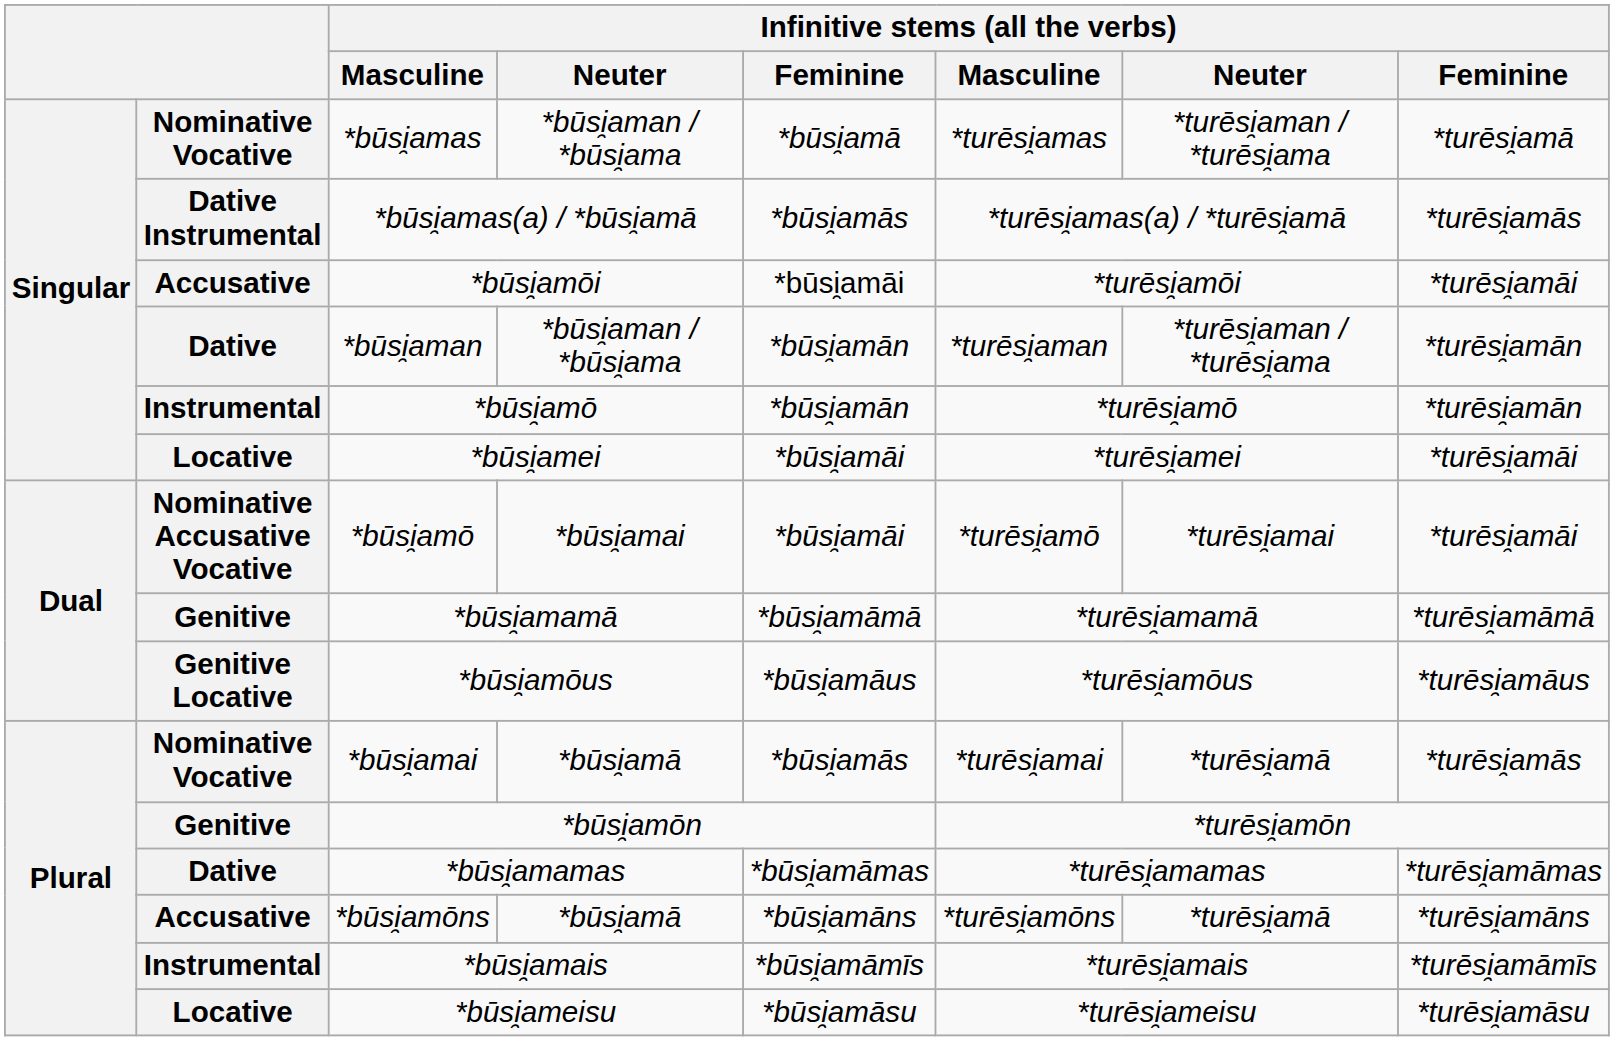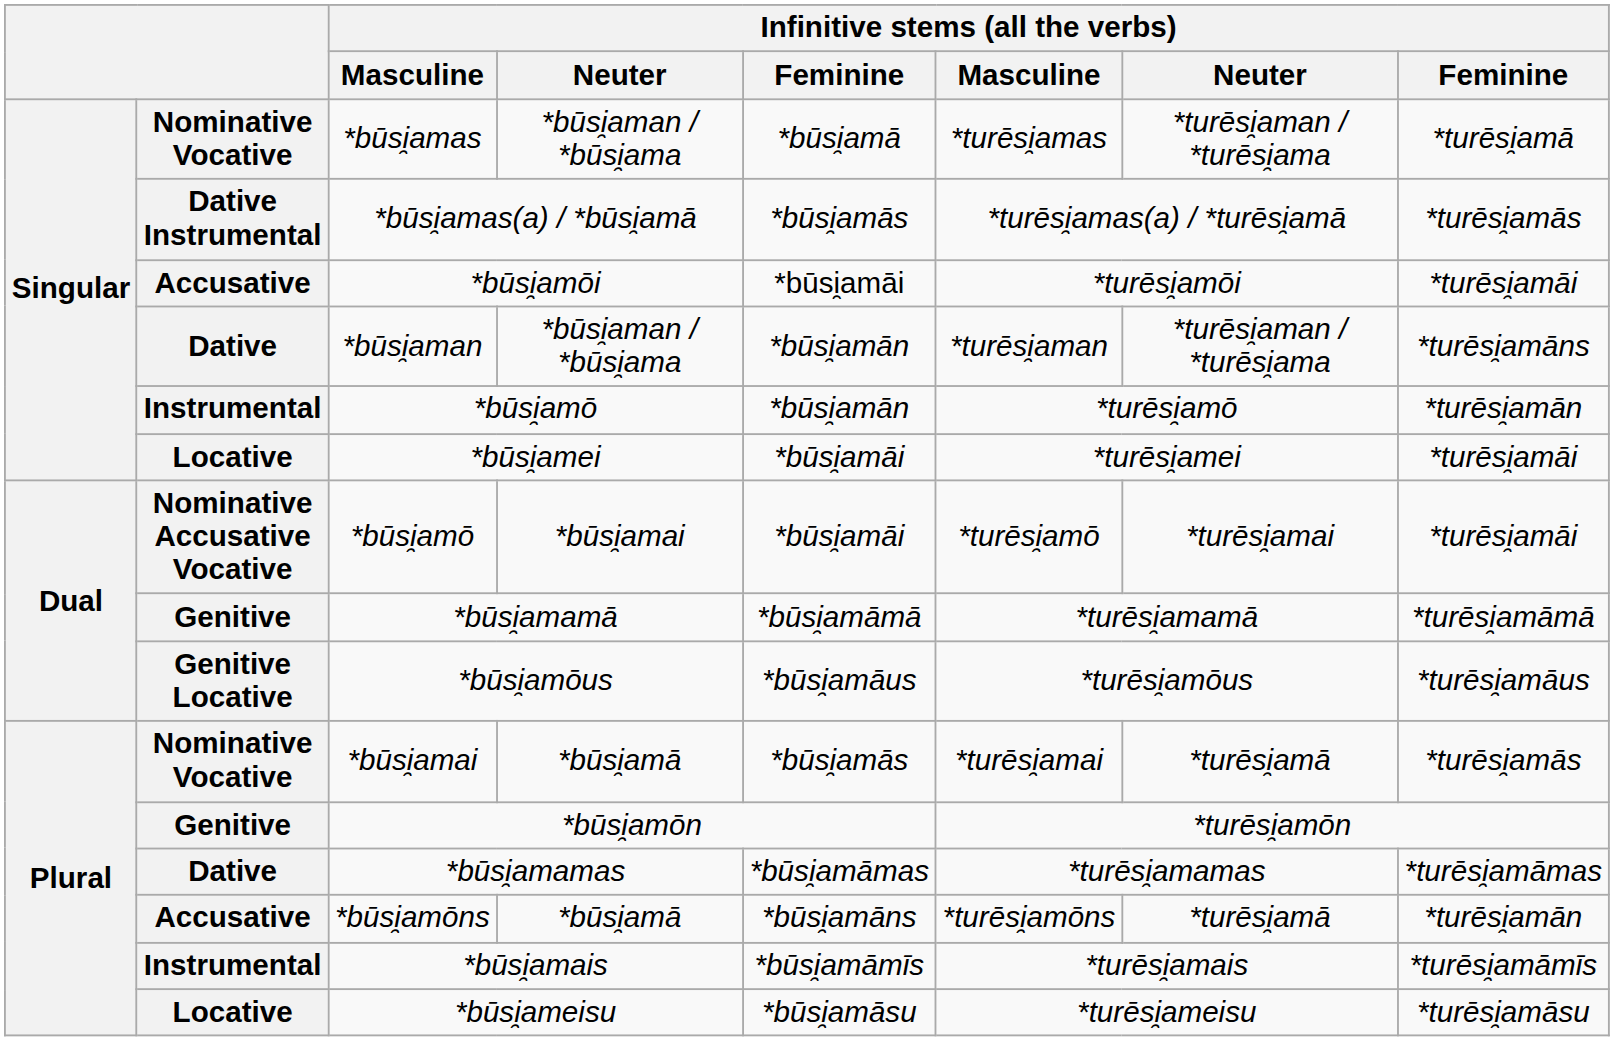(1503, 345) *turēsi̯amān -> (1503, 345) *turēsi̯amāns
(1503, 918) *turēsi̯amāns -> (1503, 918) *turēsi̯amān
